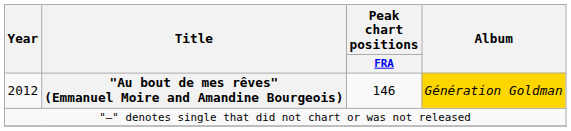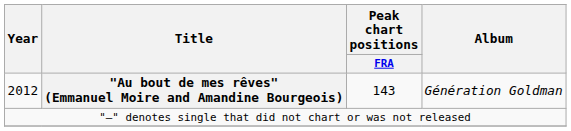(384, 90) 146 -> (384, 90) 143
(494, 90) gold background -> (494, 90) no background
